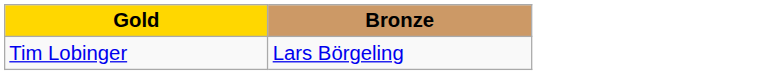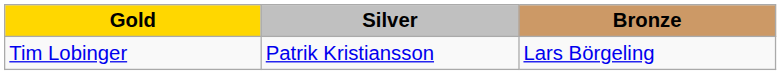+ column: (390, 20)
